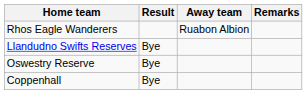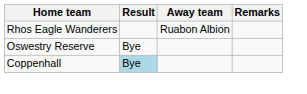- row: (72, 47)
(151, 81) no background -> (131, 64) lightblue background
